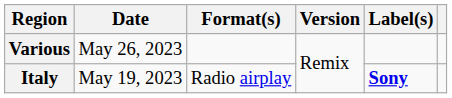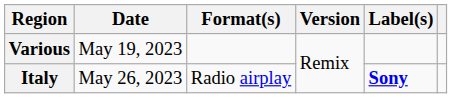(130, 48) May 26, 2023 -> (130, 48) May 19, 2023
(130, 78) May 19, 2023 -> (130, 78) May 26, 2023
